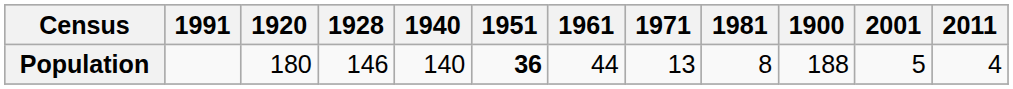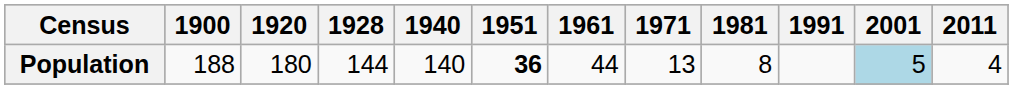columns swapped: (817, 25) <-> (203, 25)
(368, 65) 146 -> (368, 65) 144
(919, 65) no background -> (919, 65) lightblue background
